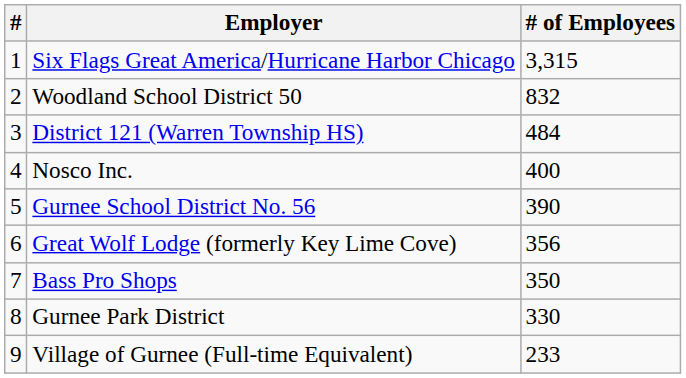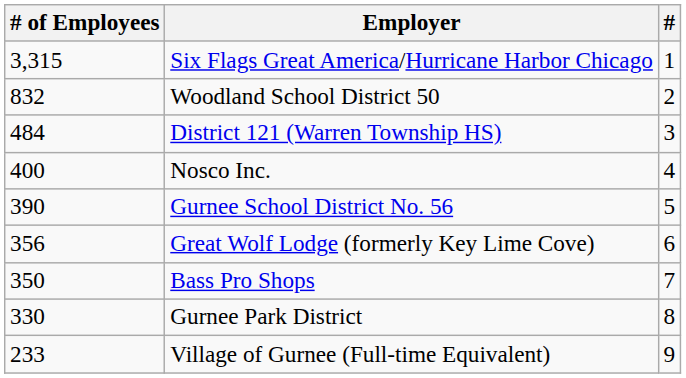columns swapped: (16, 22) <-> (600, 22)
